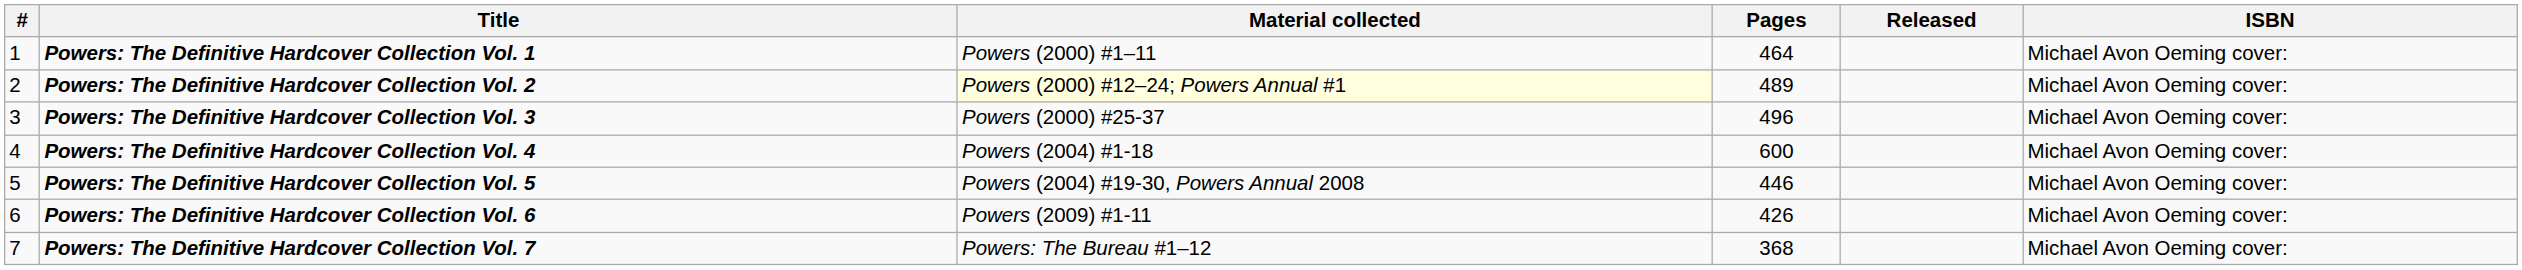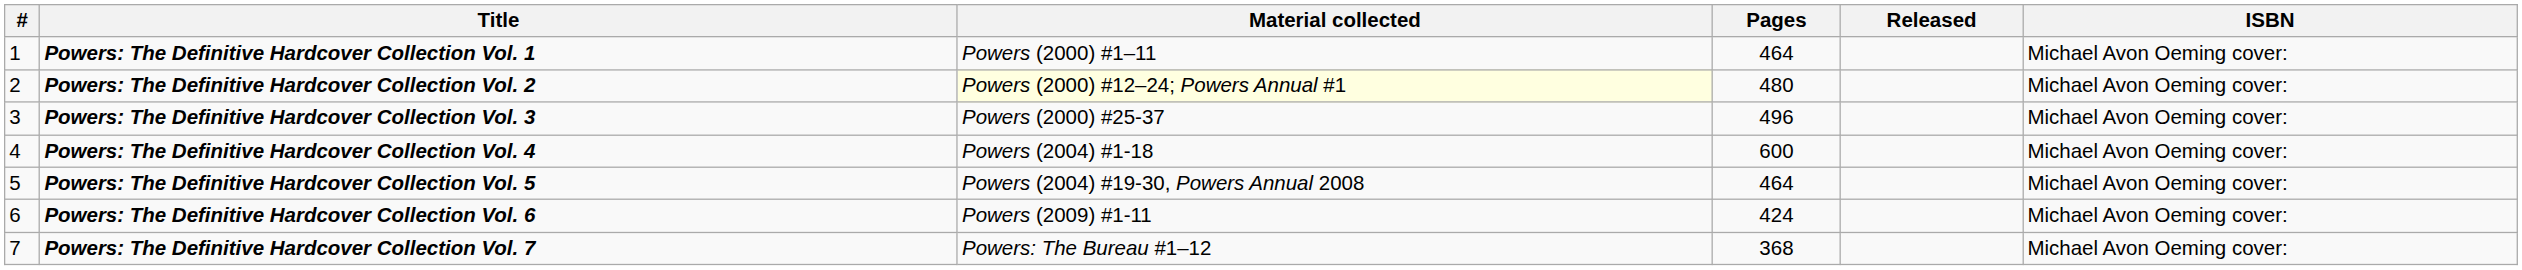(1776, 85) 489 -> (1776, 85) 480
(1776, 183) 446 -> (1776, 183) 464
(1776, 215) 426 -> (1776, 215) 424
